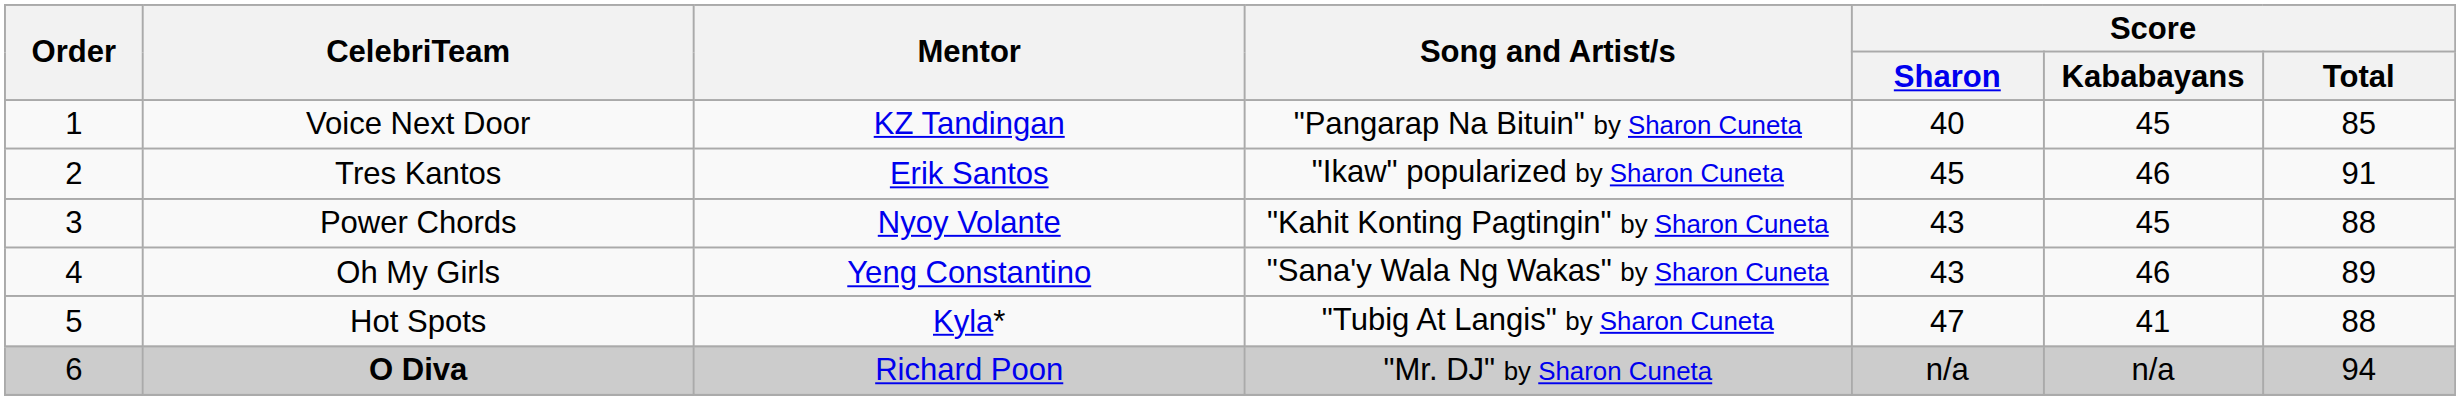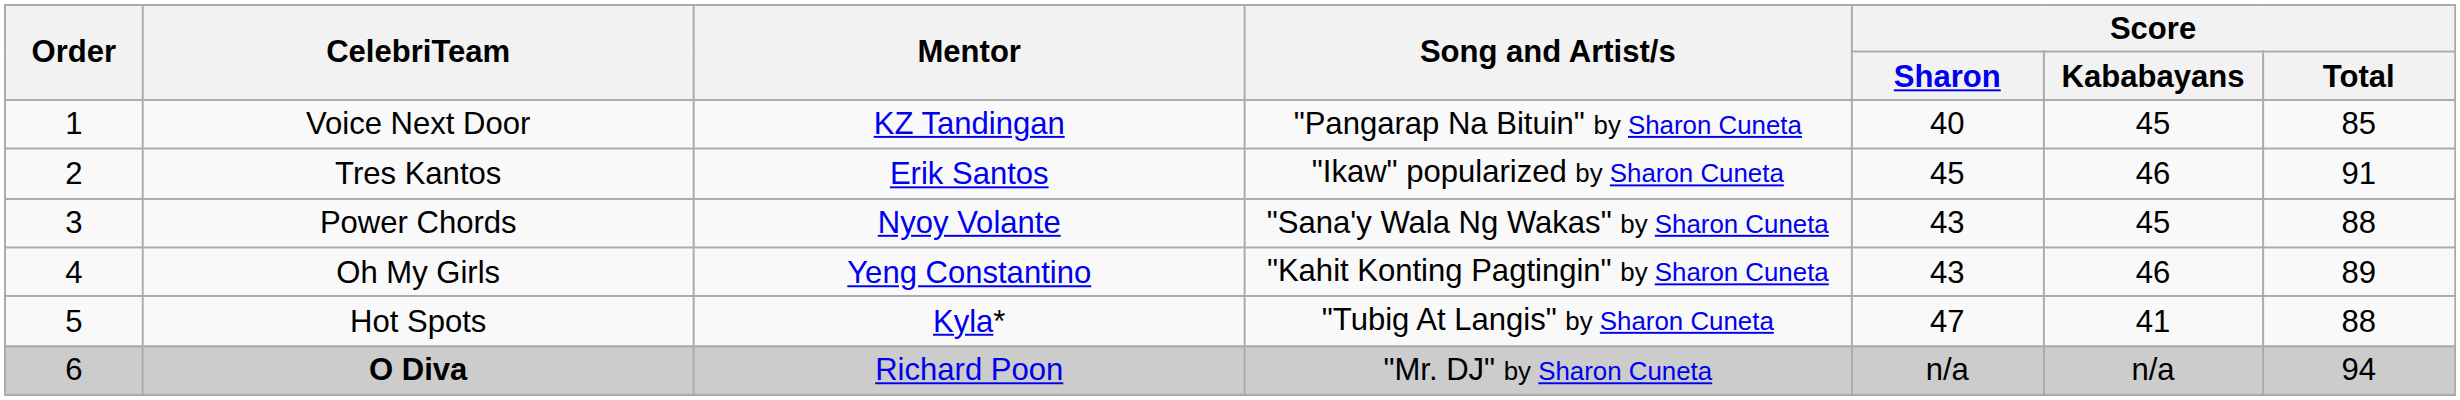(1548, 222) "Kahit Konting Pagtingin" by Sharon Cuneta -> (1548, 222) "Sana'y Wala Ng Wakas" by Sharon Cuneta
(1548, 271) "Sana'y Wala Ng Wakas" by Sharon Cuneta -> (1548, 271) "Kahit Konting Pagtingin" by Sharon Cuneta
